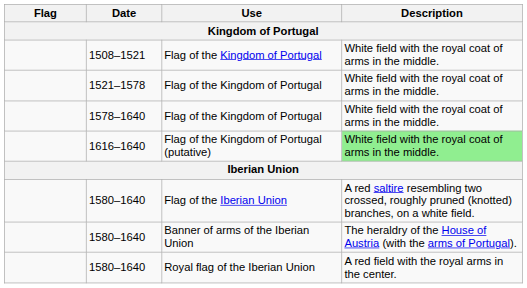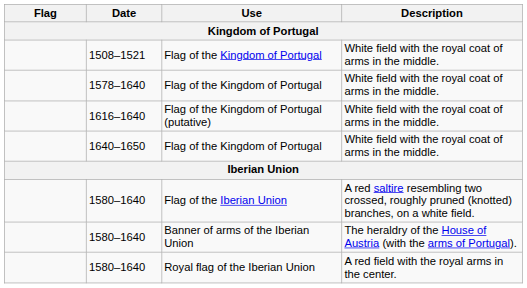- row: (117, 85)
(423, 146) lightgreen background -> (423, 115) no background
+ row: (117, 146)
